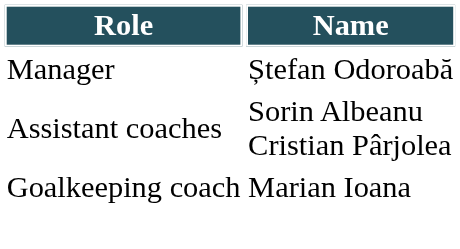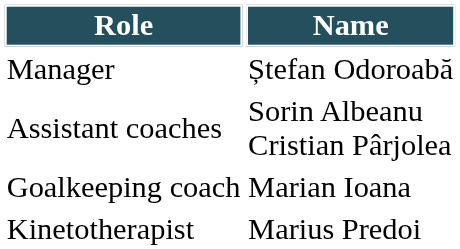+ row: (100, 228)
